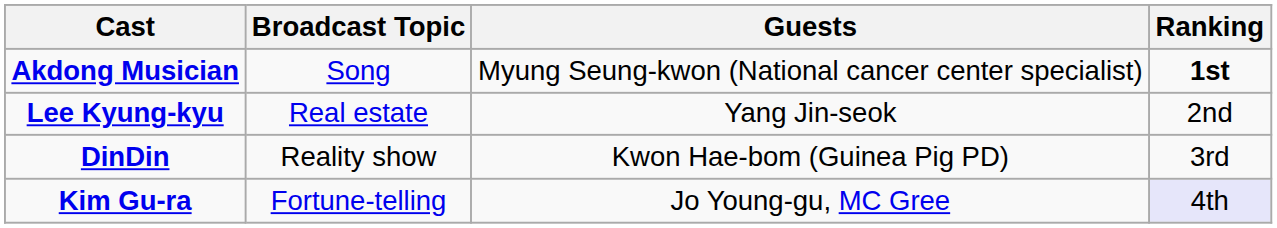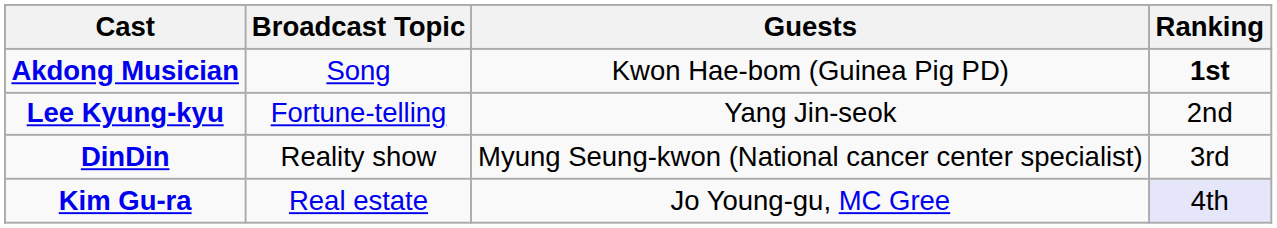(810, 71) Myung Seung-kwon (National cancer center specialist) -> (810, 71) Kwon Hae-bom (Guinea Pig PD)
(358, 114) Real estate -> (359, 114) Fortune-telling
(810, 157) Kwon Hae-bom (Guinea Pig PD) -> (810, 157) Myung Seung-kwon (National cancer center specialist)
(359, 201) Fortune-telling -> (358, 201) Real estate
